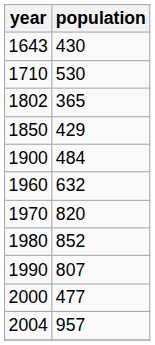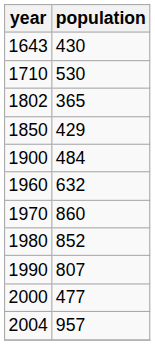(71, 213) 820 -> (71, 213) 860
